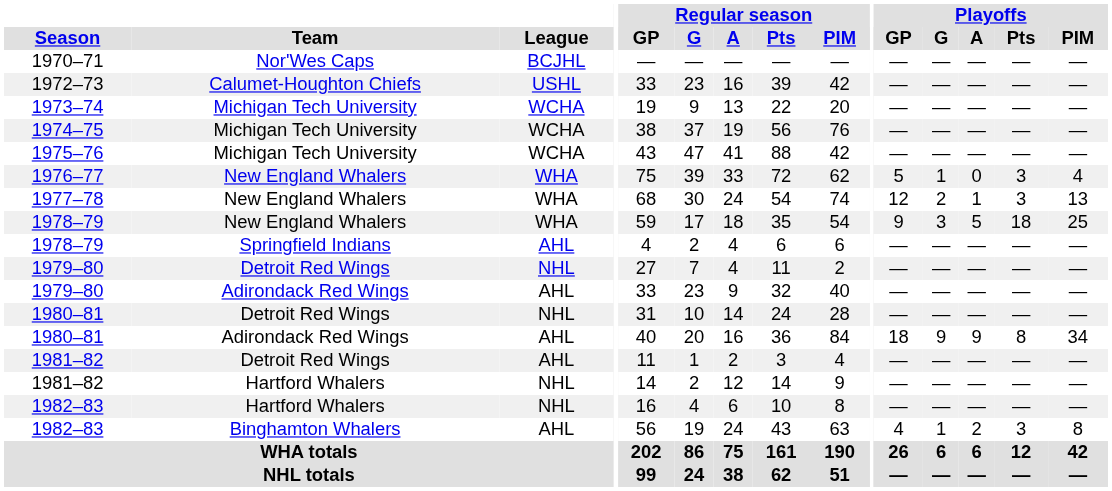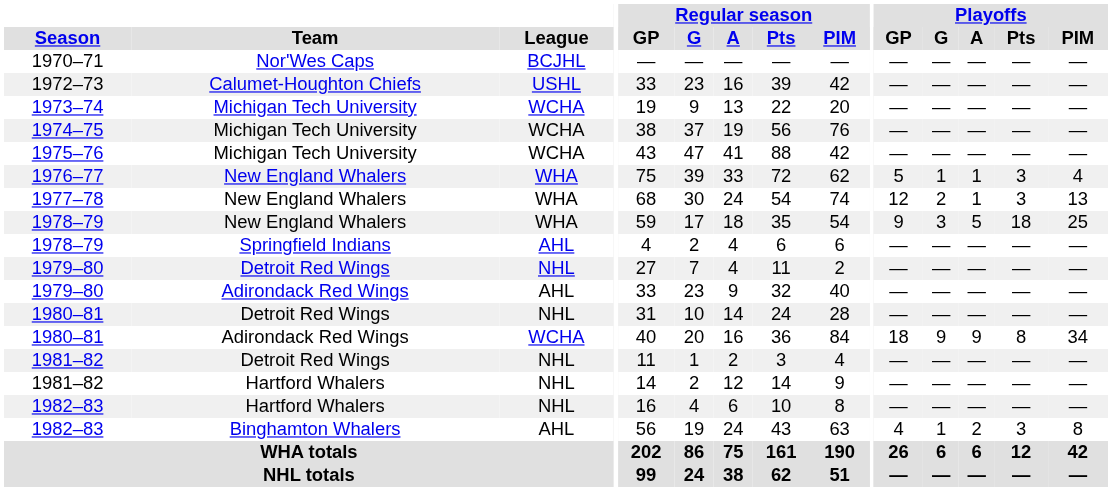(977, 176) 0 -> (977, 176) 1
(556, 337) AHL -> (556, 337) WCHA
(556, 360) AHL -> (556, 360) NHL
